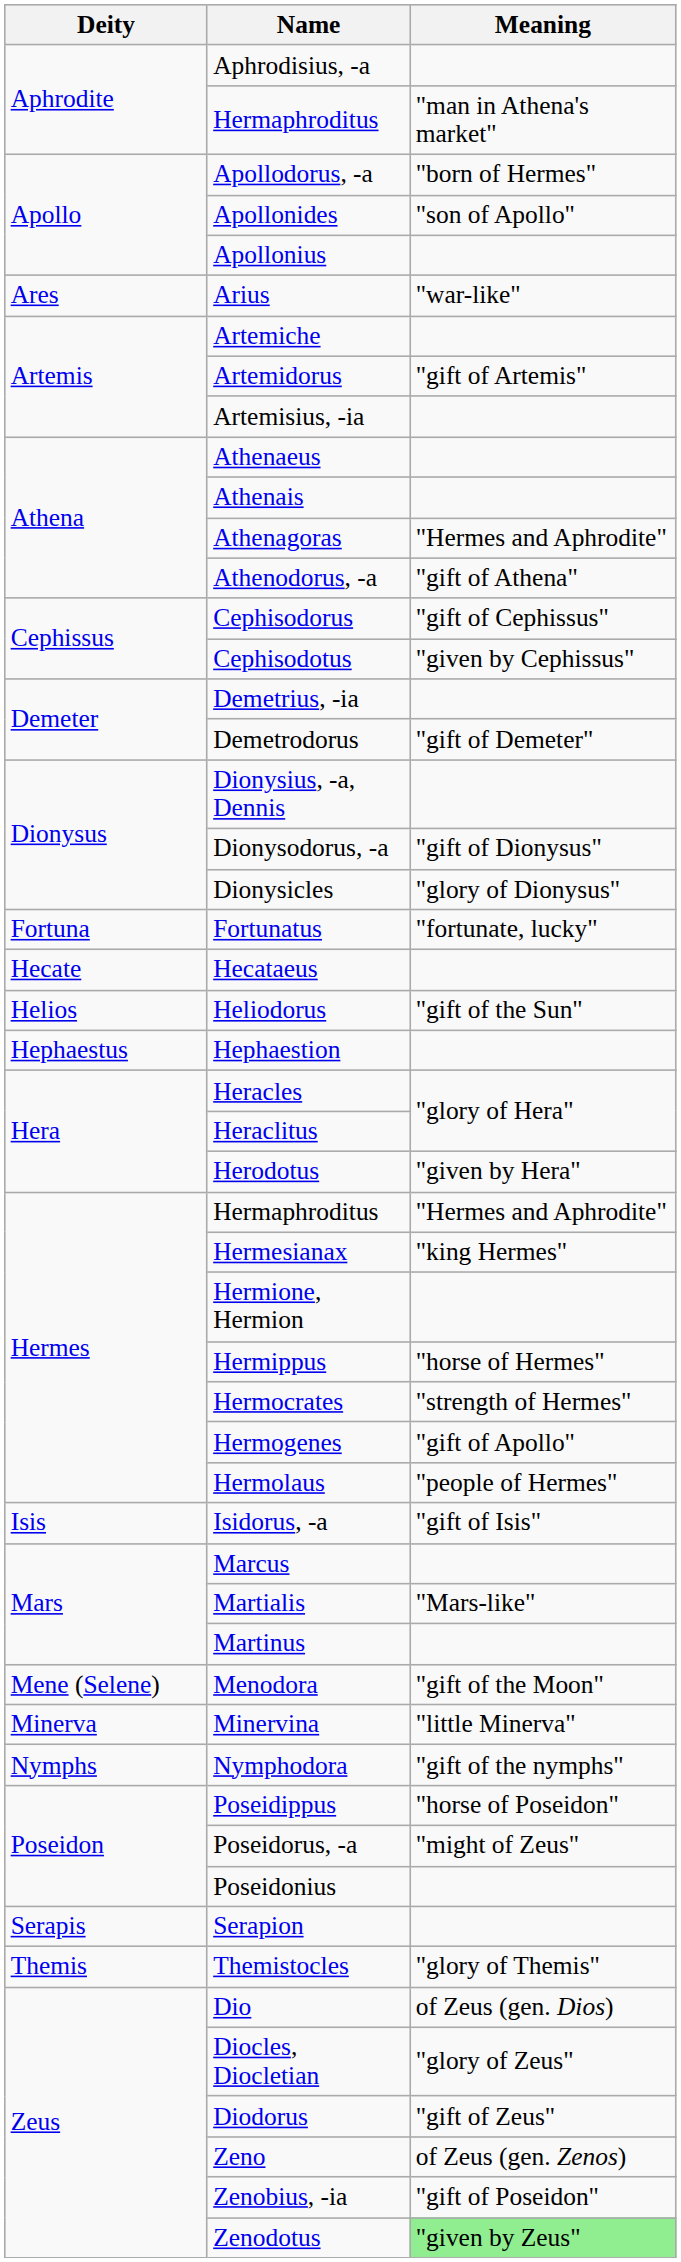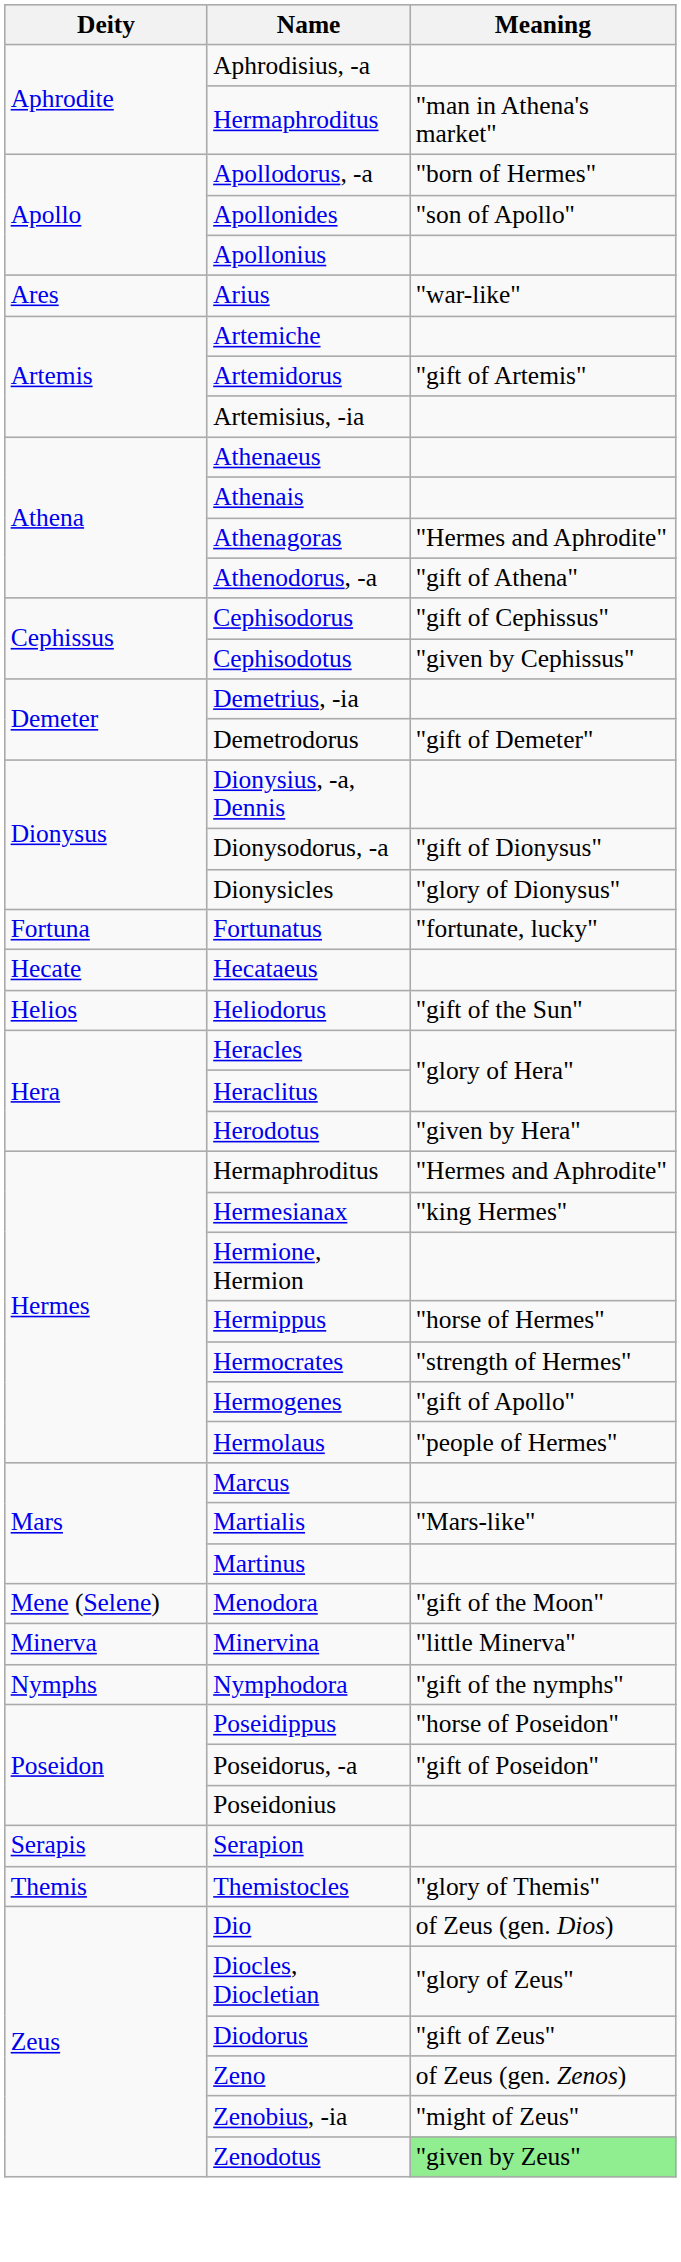- row: (69, 1050)
- row: (28, 1522)
(497, 1845) "might of Zeus" -> (507, 1764) "gift of Poseidon"
(507, 2196) "gift of Poseidon" -> (497, 2116) "might of Zeus"
